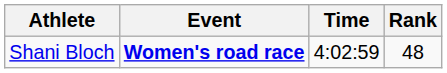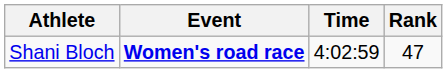(413, 52) 48 -> (413, 52) 47
